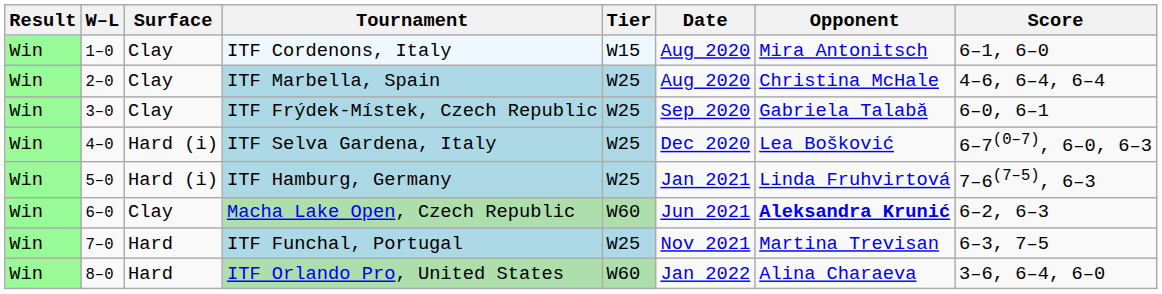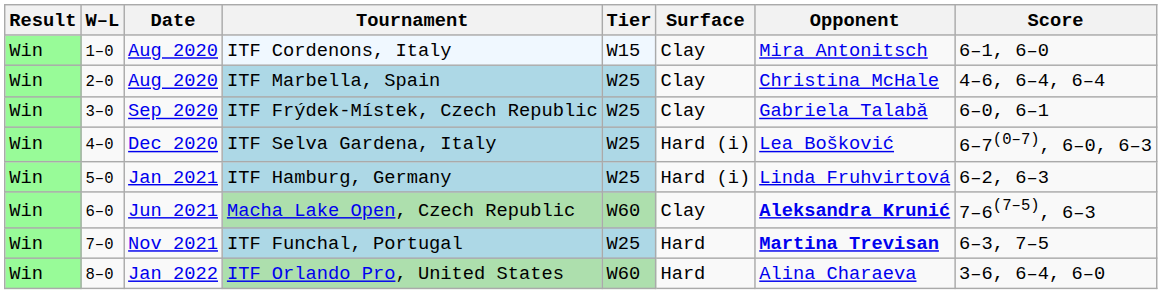columns swapped: (705, 20) <-> (173, 20)
(1027, 180) 7–6(7–5), 6–3 -> (1004, 177) 6–2, 6–3
(1004, 213) 6–2, 6–3 -> (1027, 210) 7–6(7–5), 6–3
(849, 243) normal -> (849, 243) bold
